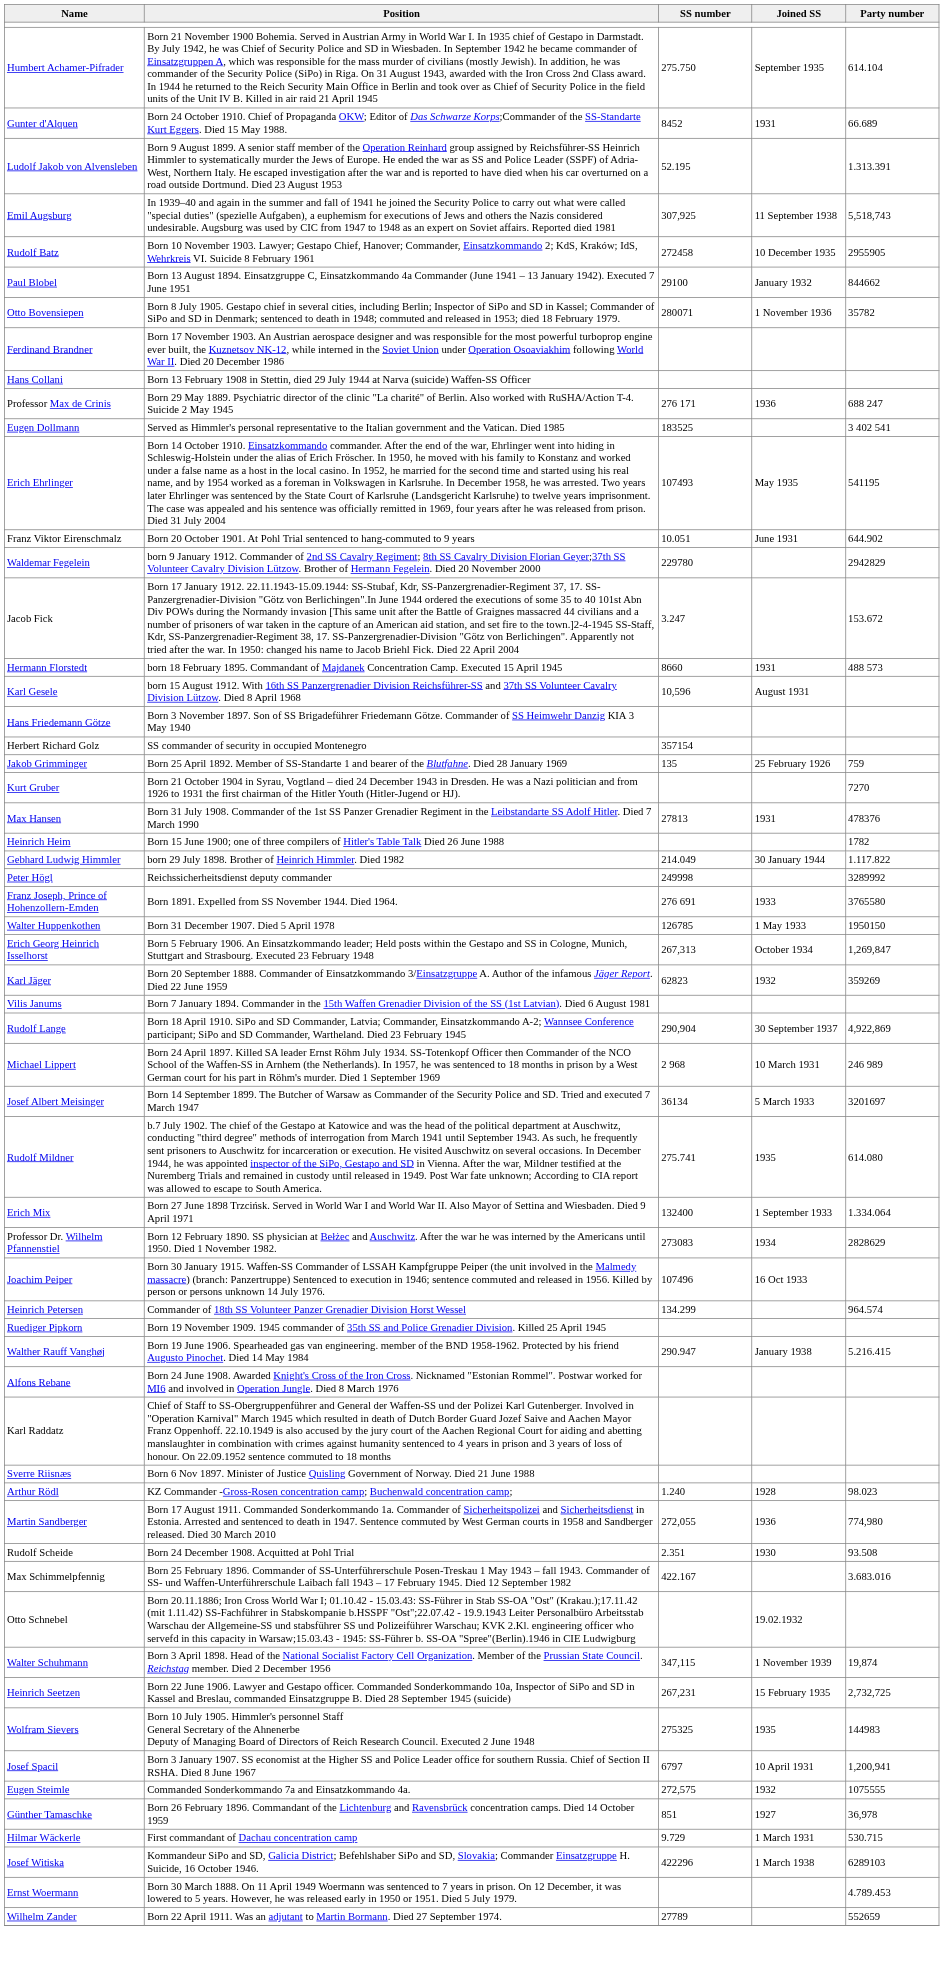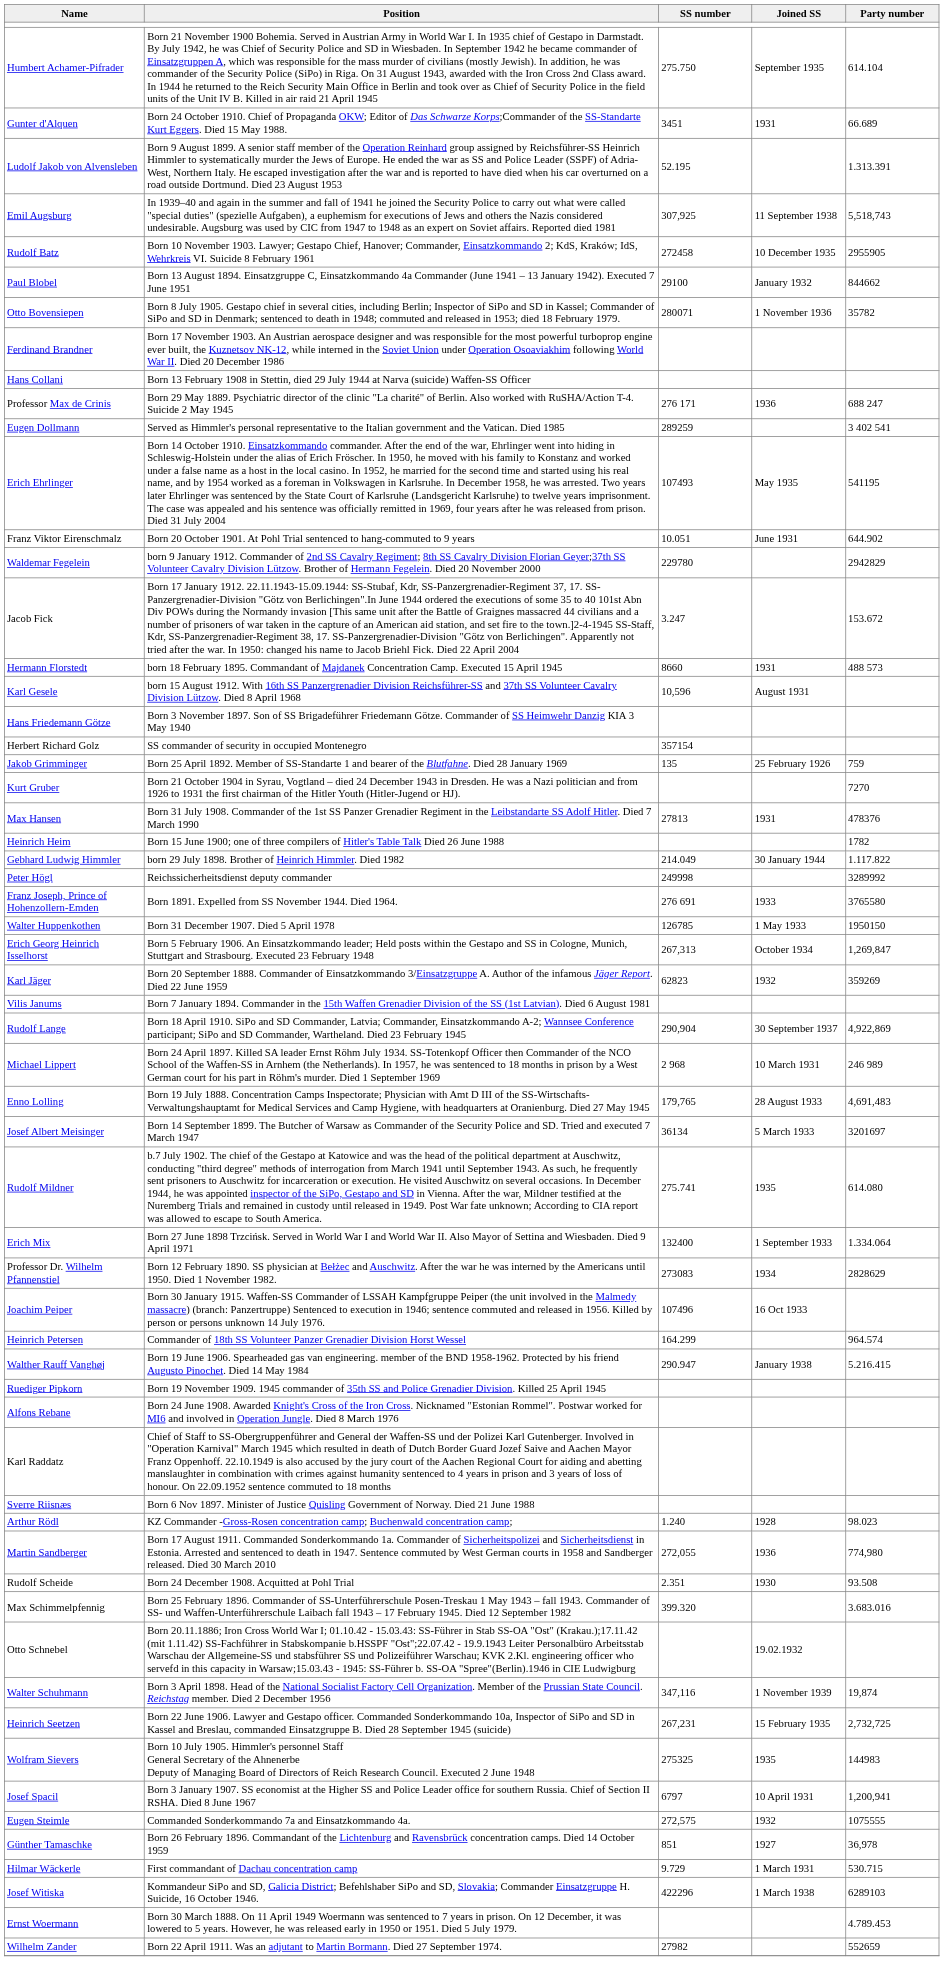(672, 123) 8452 -> (672, 123) 3451
(677, 427) 183525 -> (677, 427) 289259
+ row: (35, 1101)
(678, 1309) 134.299 -> (678, 1340) 164.299
rows swapped: (45, 1327) <-> (56, 1351)
(678, 1576) 422.167 -> (678, 1606) 399.320
(678, 1662) 347,115 -> (678, 1692) 347,116
(675, 1916) 27789 -> (675, 1947) 27982
